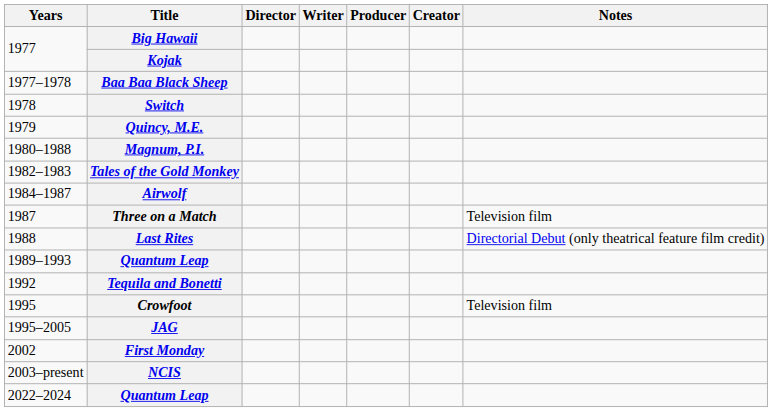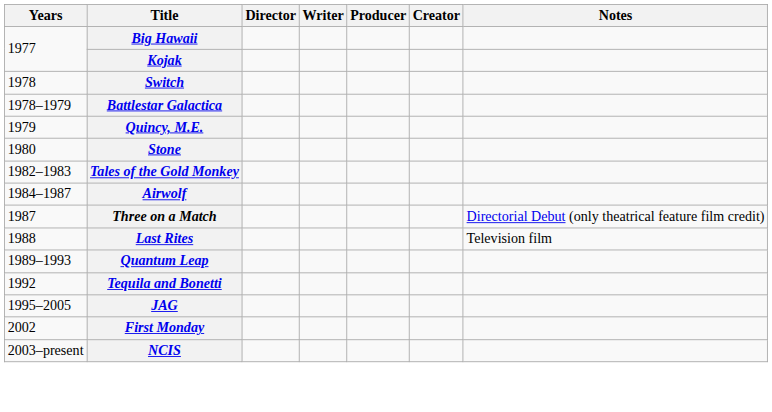- row: (39, 82)
+ row: (39, 104)
+ row: (22, 149)
- row: (39, 149)
(509, 216) Television film -> (616, 216) Directorial Debut (only theatrical feature film credit)
(616, 238) Directorial Debut (only theatrical feature film credit) -> (509, 238) Television film
- row: (22, 305)
- row: (39, 395)
